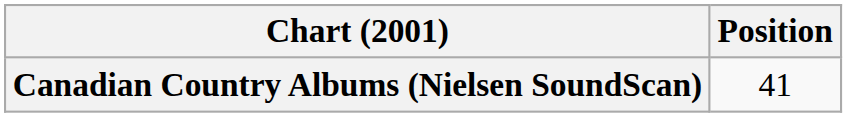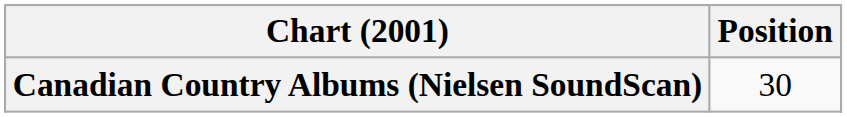(775, 84) 41 -> (775, 84) 30
